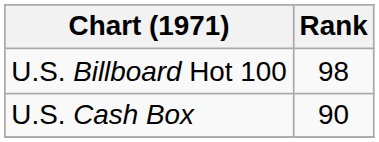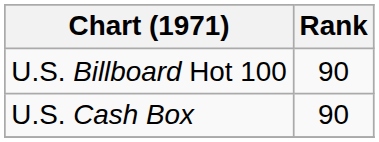(334, 70) 98 -> (334, 70) 90
